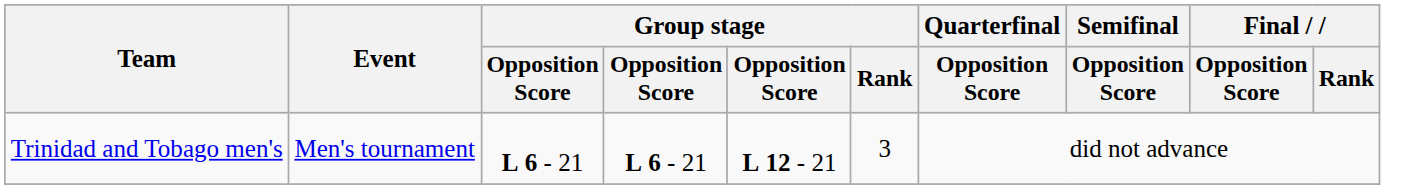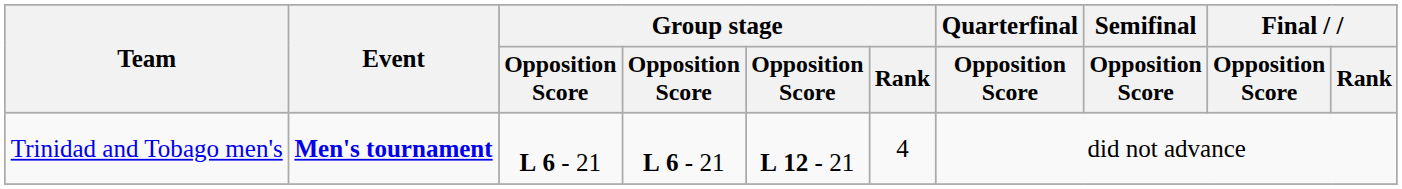(385, 148) normal -> (394, 148) bold
(885, 148) 3 -> (902, 148) 4
